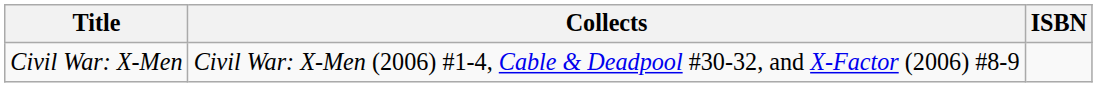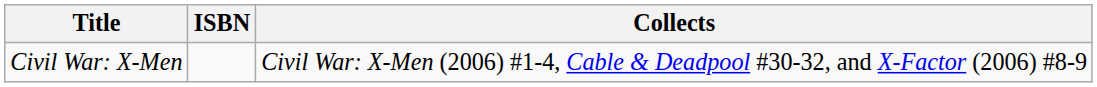columns swapped: (1059, 23) <-> (607, 23)
